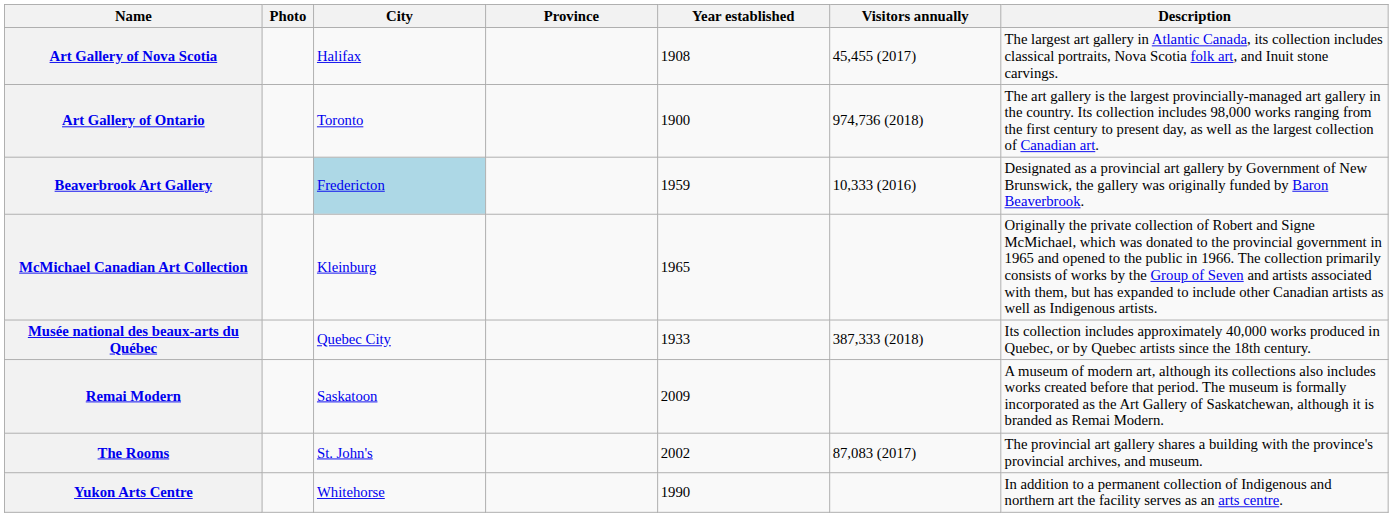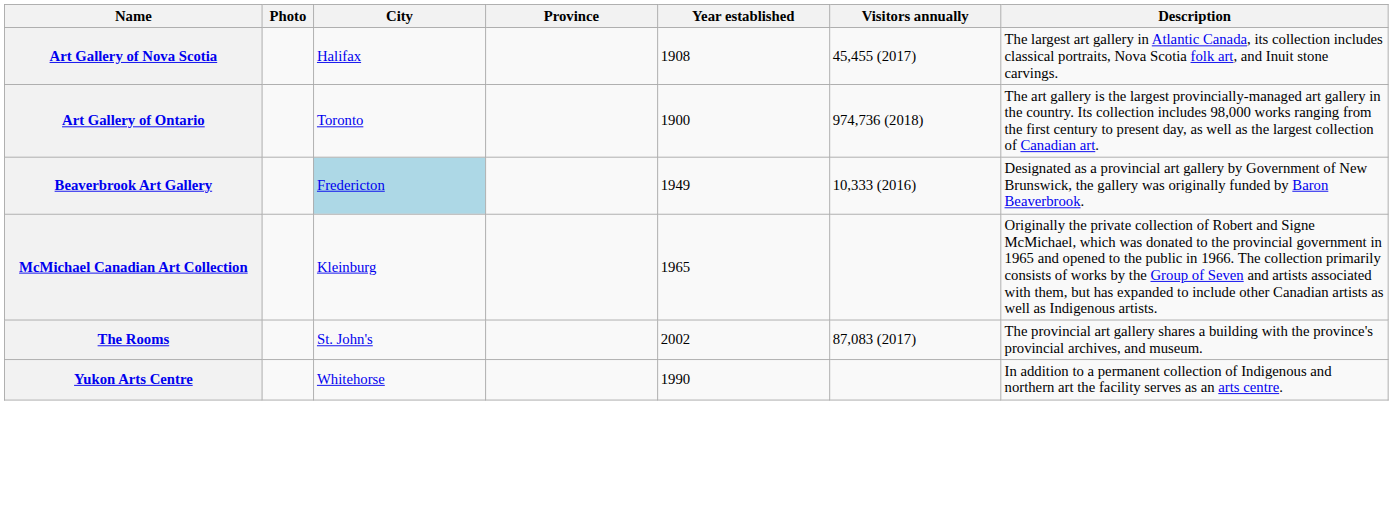(675, 185) 1959 -> (675, 185) 1949
- row: (133, 339)
- row: (133, 396)
